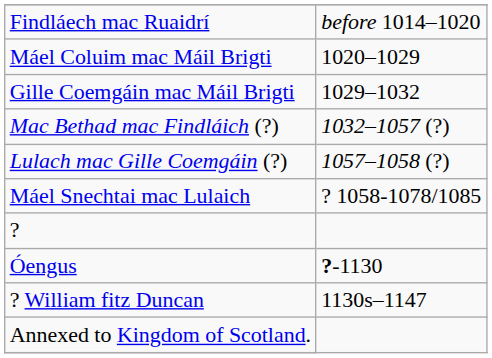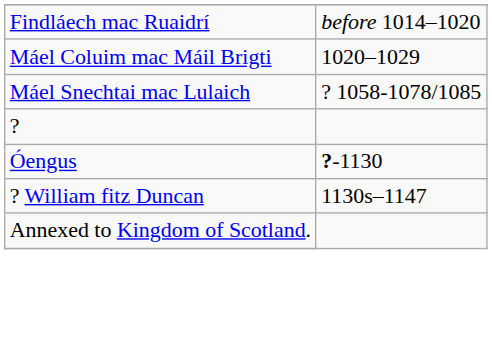- row: (152, 91)
- row: (144, 126)
- row: (149, 160)
